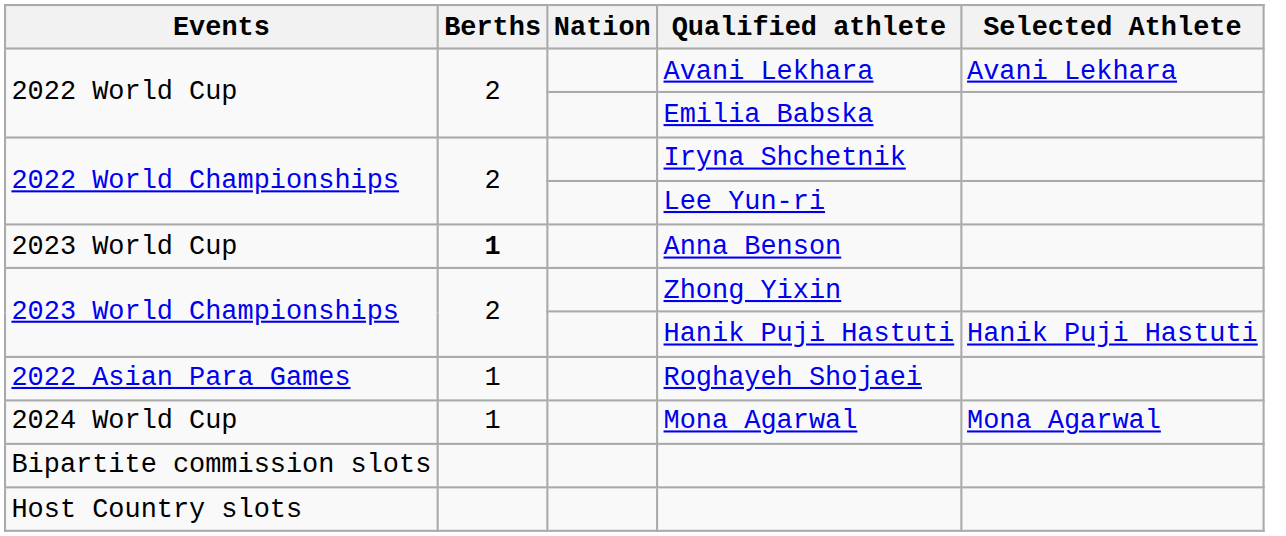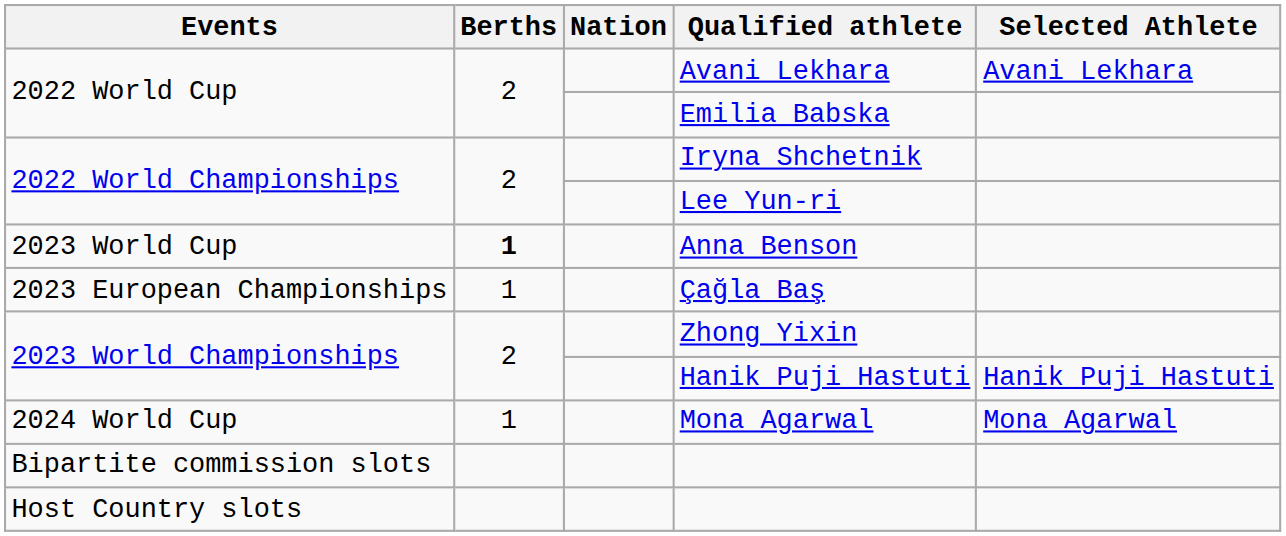+ row: (229, 290)
- row: (181, 378)
